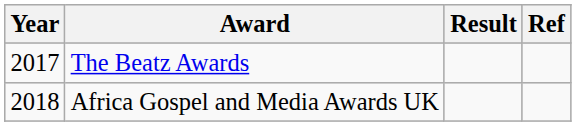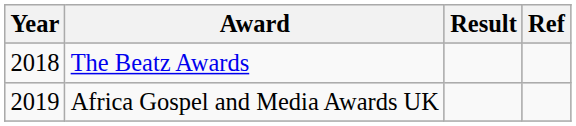(35, 62) 2017 -> (35, 62) 2018
(35, 101) 2018 -> (35, 101) 2019
